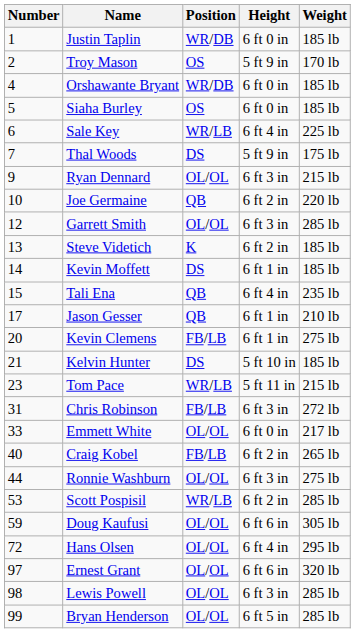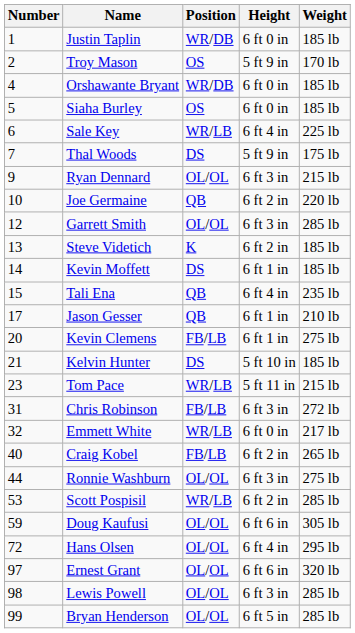(15, 431) 33 -> (15, 431) 32
(207, 431) OL/OL -> (209, 431) WR/LB
